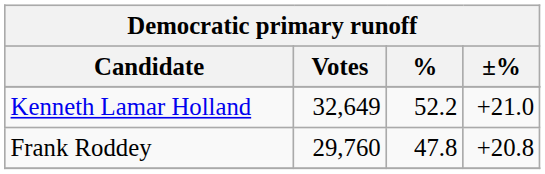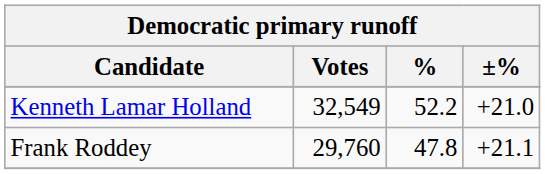(347, 107) 32,649 -> (347, 107) 32,549
(505, 148) +20.8 -> (505, 148) +21.1
